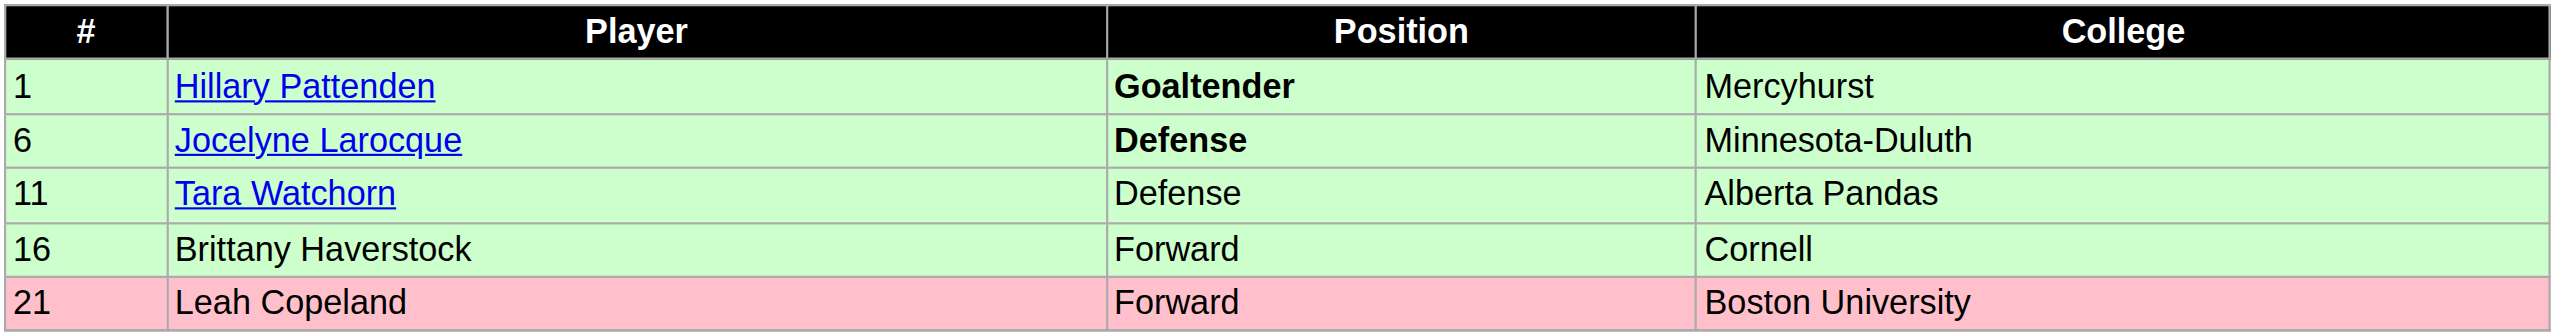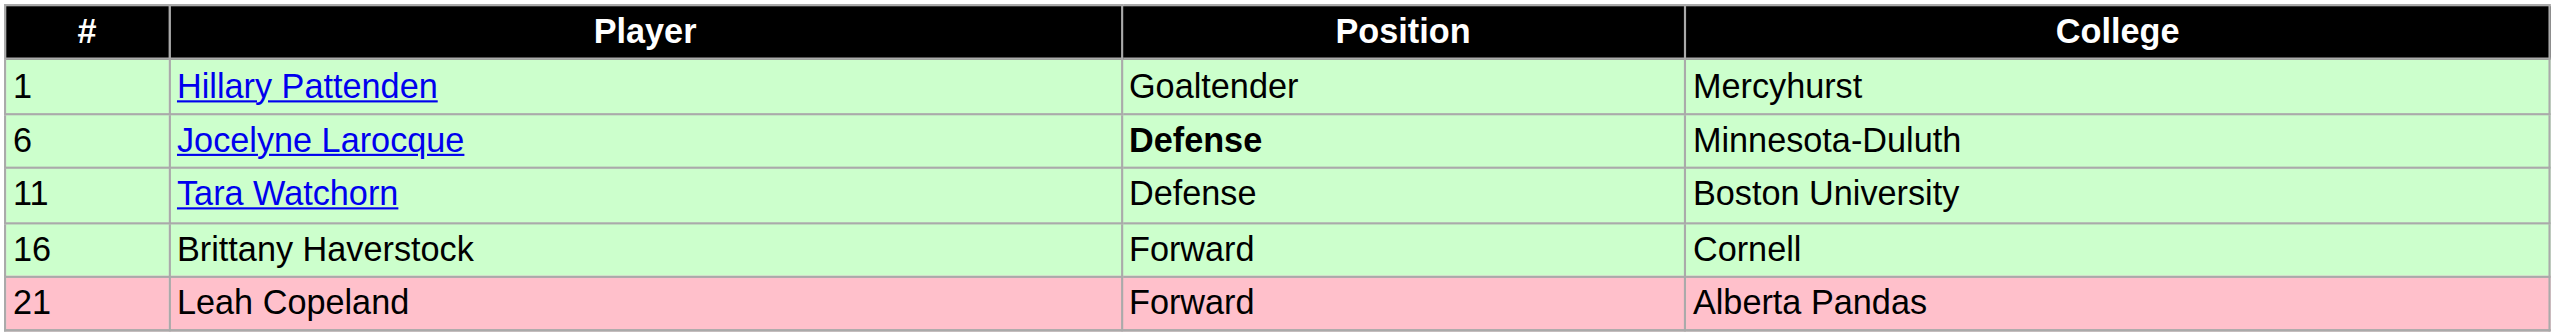(1204, 85) bold -> (1214, 85) normal
(1822, 194) Alberta Pandas -> (1826, 194) Boston University
(1838, 303) Boston University -> (1810, 303) Alberta Pandas
